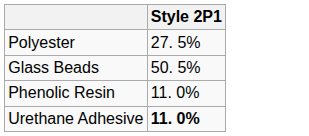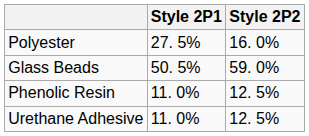+ column: (265, 17)
(175, 118) bold -> (175, 118) normal
